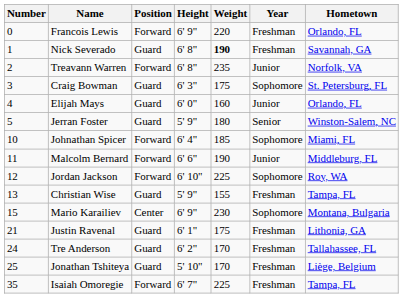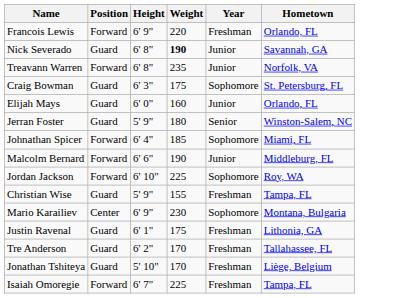- column: (26, 13)
(274, 49) Freshman -> (222, 49) Junior
